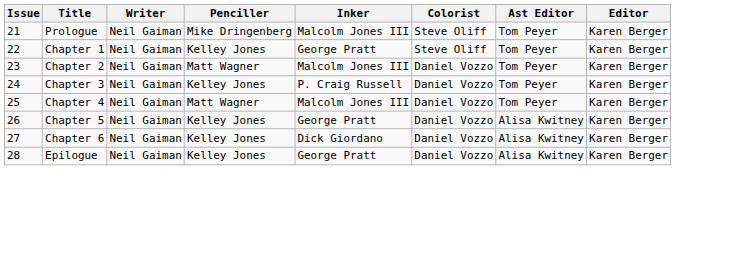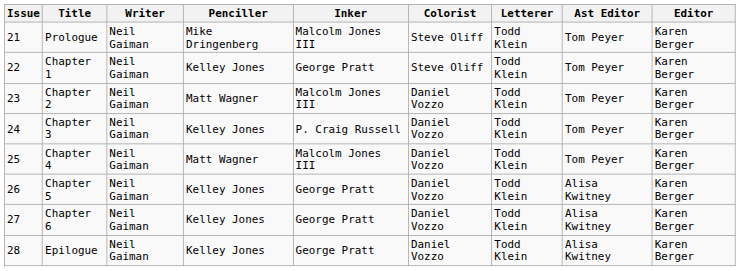+ column: (527, 13)
(340, 138) Dick Giordano -> (335, 220) George Pratt
